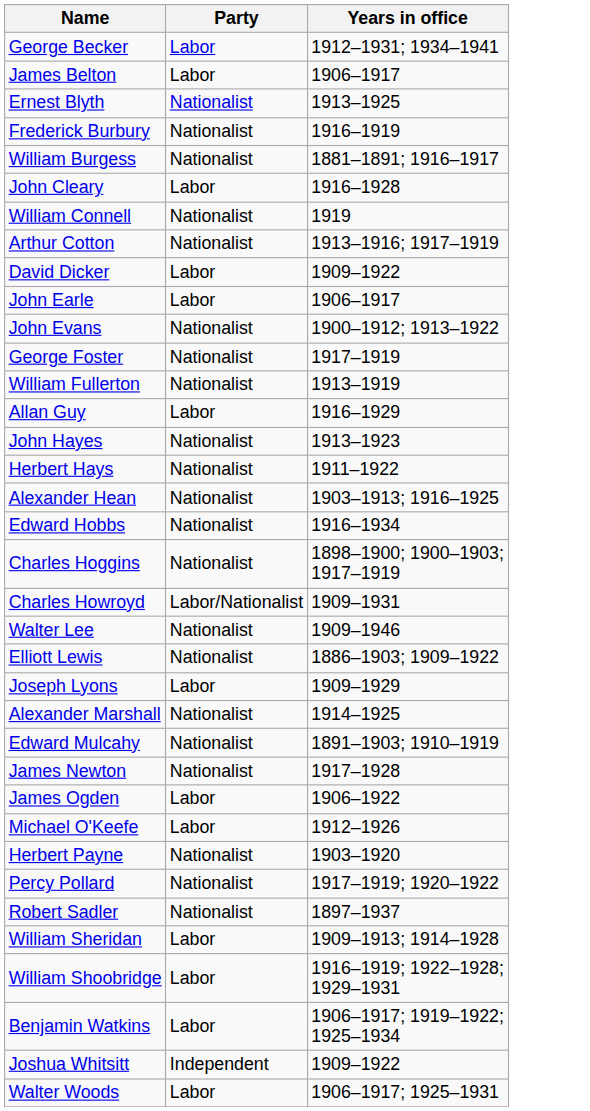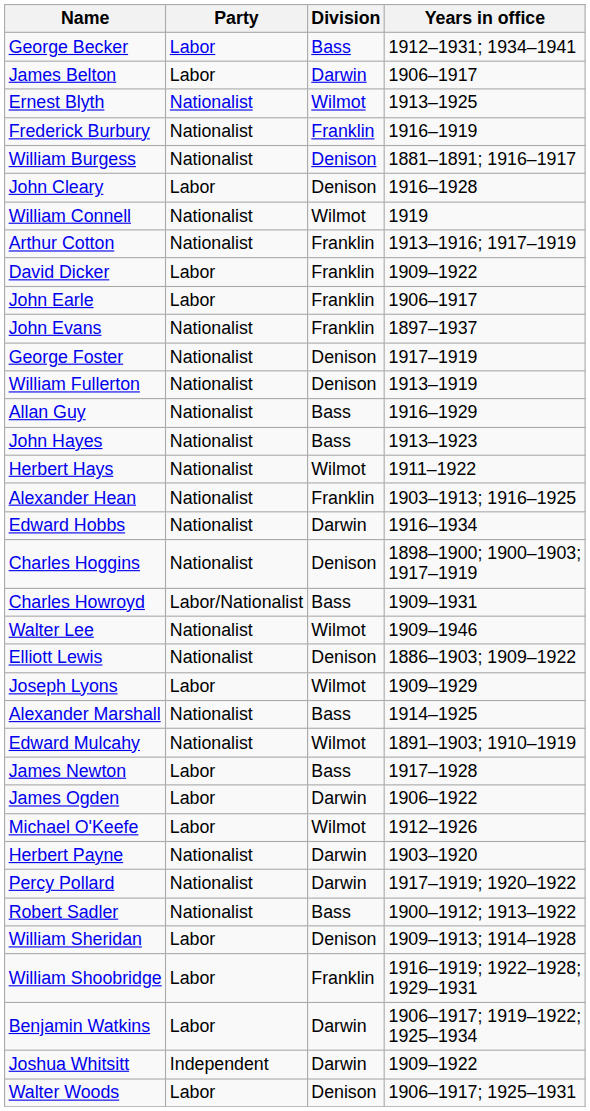+ column: (346, 18)
(405, 328) 1900–1912; 1913–1922 -> (433, 328) 1897–1937
(193, 412) Labor -> (211, 412) Nationalist
(211, 770) Nationalist -> (193, 770) Labor
(356, 911) 1897–1937 -> (482, 911) 1900–1912; 1913–1922
